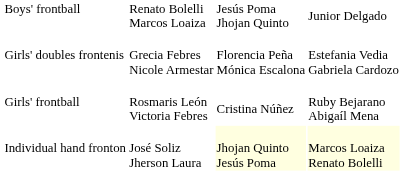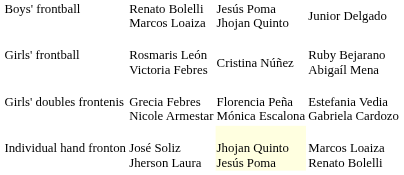rows swapped: (42, 101) <-> (64, 55)
(347, 155) lightyellow background -> (347, 155) no background
